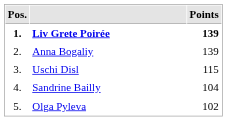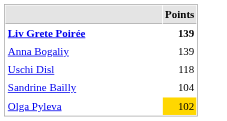- column: (17, 14)
(211, 69) 115 -> (186, 69) 118
(211, 106) no background -> (186, 106) gold background
